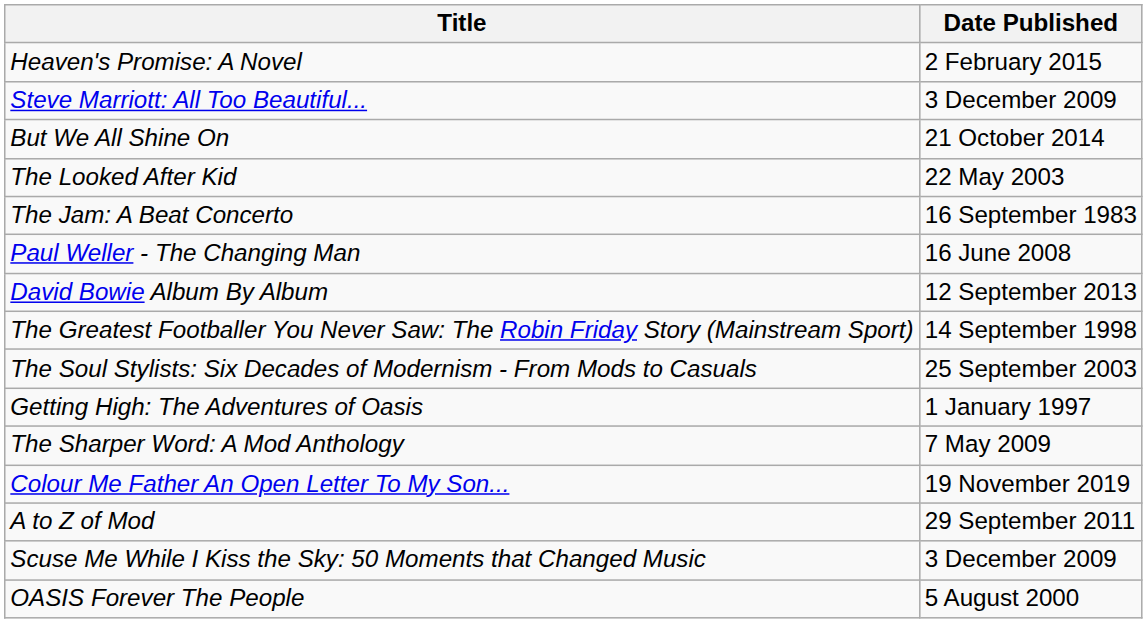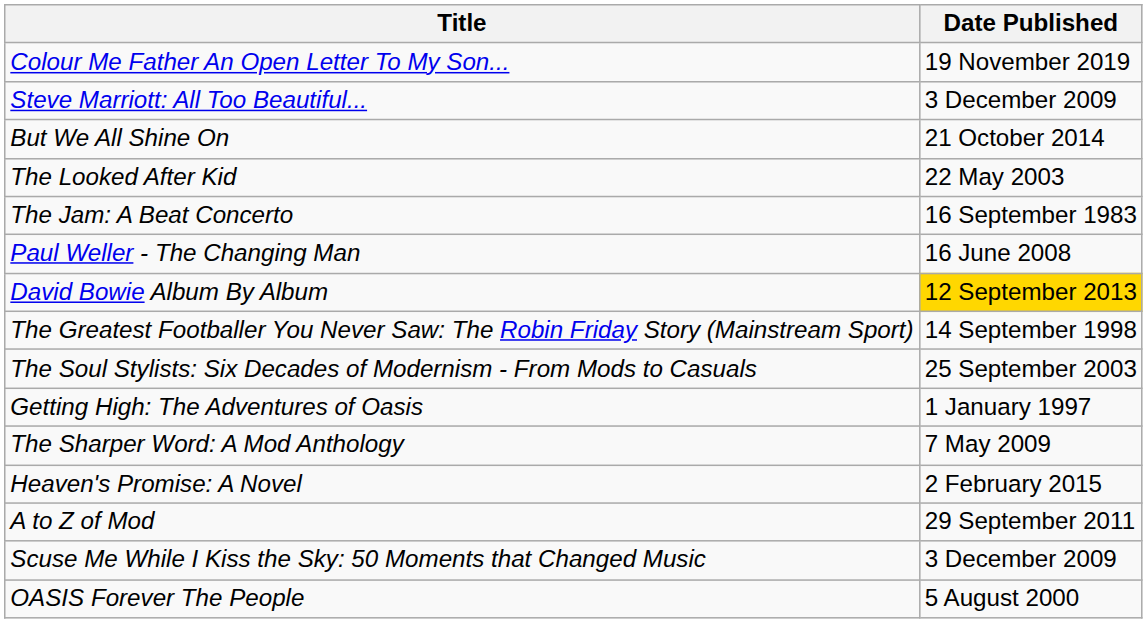rows swapped: (260, 483) <-> (156, 61)
(1031, 291) no background -> (1031, 291) gold background
